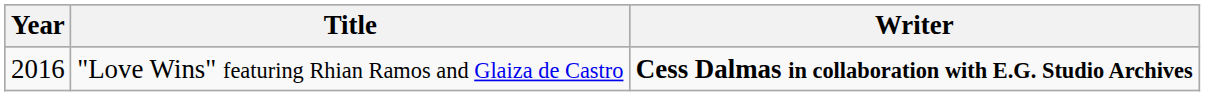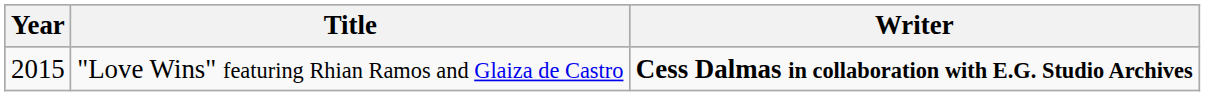(38, 68) 2016 -> (38, 68) 2015
